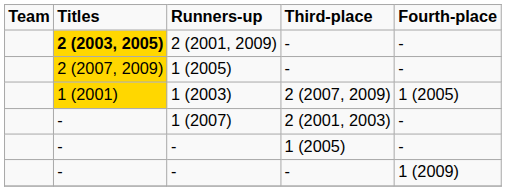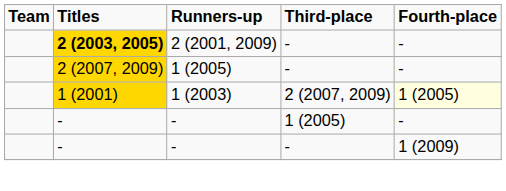(429, 95) no background -> (429, 95) lightyellow background
- row: (201, 120)
